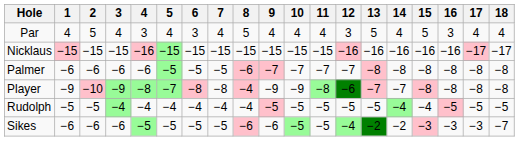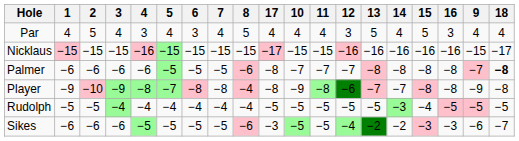columns swapped: (272, 13) <-> (476, 13)
(502, 70) normal -> (502, 70) bold
(399, 107) −4 -> (399, 107) −3
